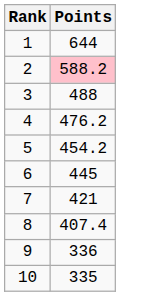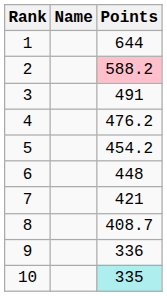+ column: (74, 18)
(83, 96) 488 -> (129, 96) 491
(83, 174) 445 -> (129, 174) 448
(83, 226) 407.4 -> (129, 226) 408.7
(83, 278) no background -> (129, 278) paleturquoise background
